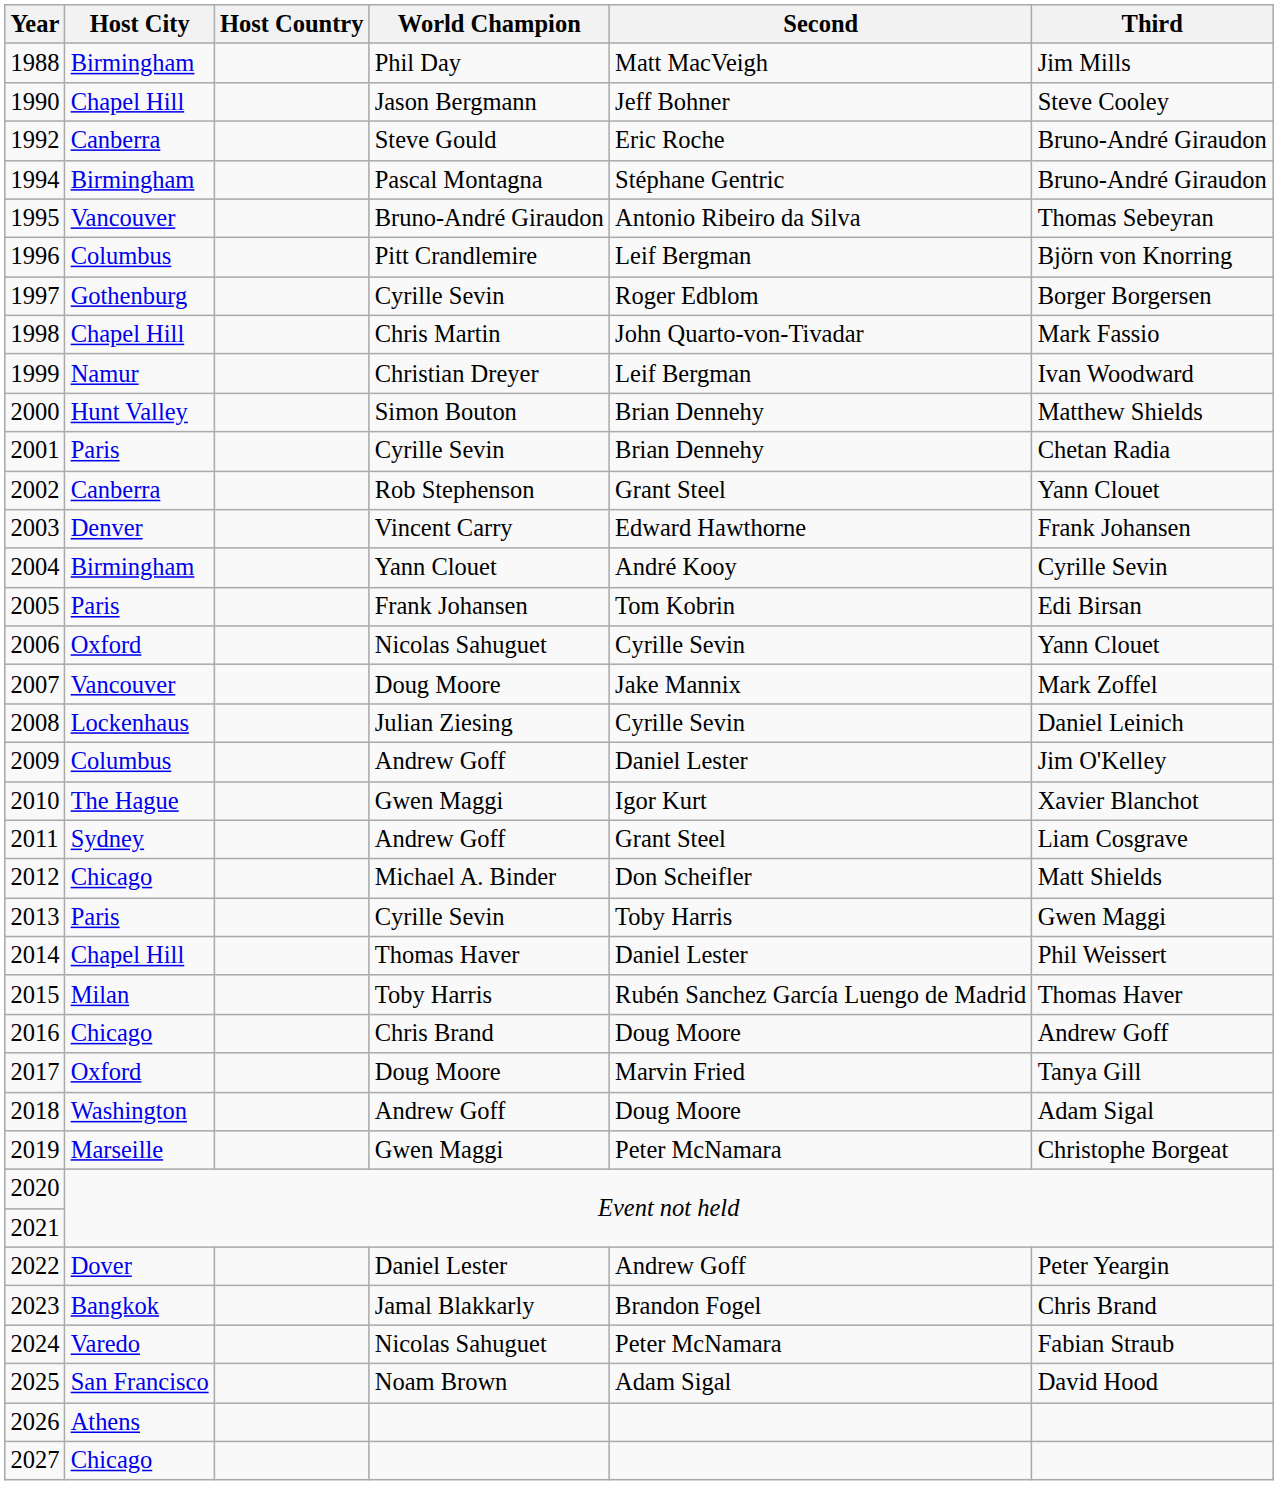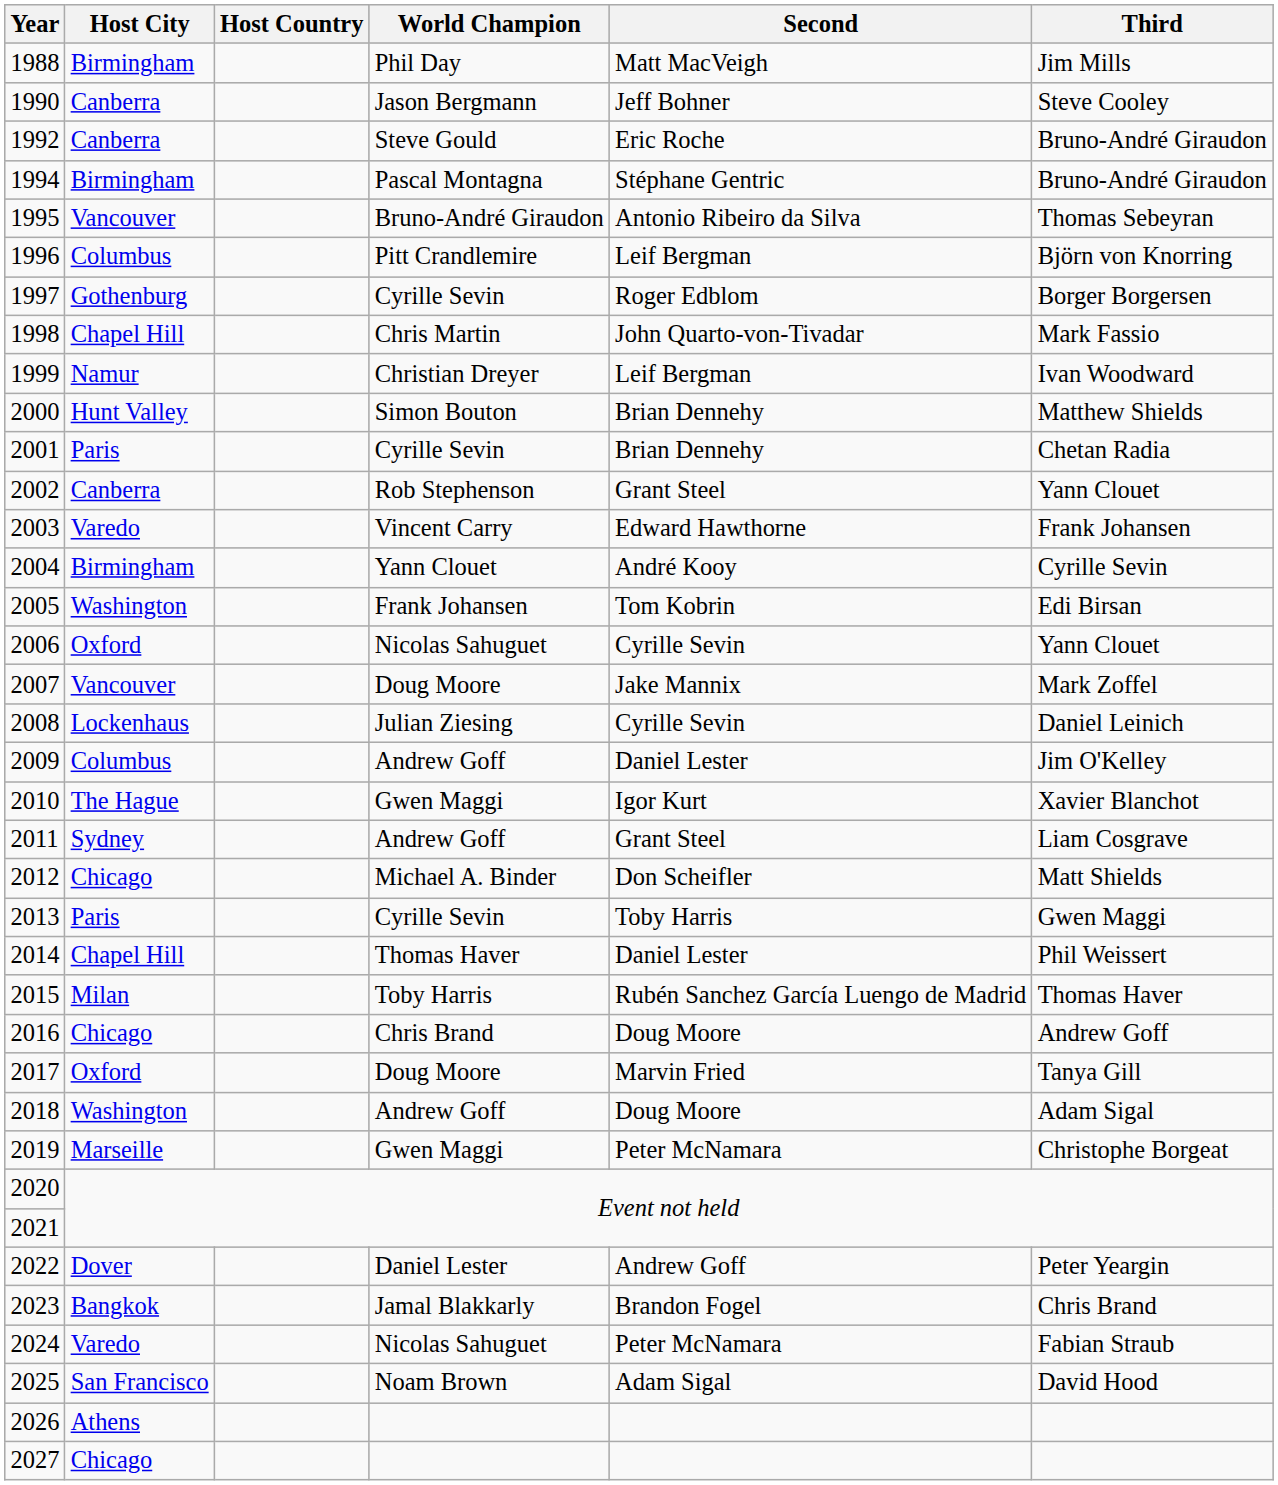(127, 101) Chapel Hill -> (116, 101) Canberra
(107, 528) Denver -> (105, 528) Varedo
(95, 606) Paris -> (129, 606) Washington
